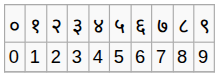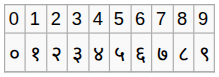rows swapped: (15, 25) <-> (14, 57)
